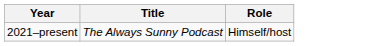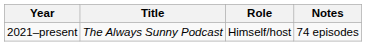+ column: (328, 13)
